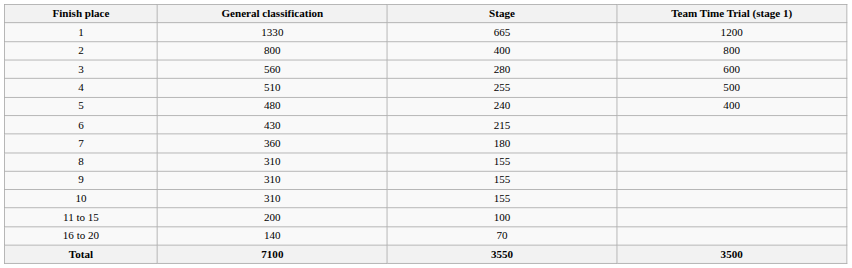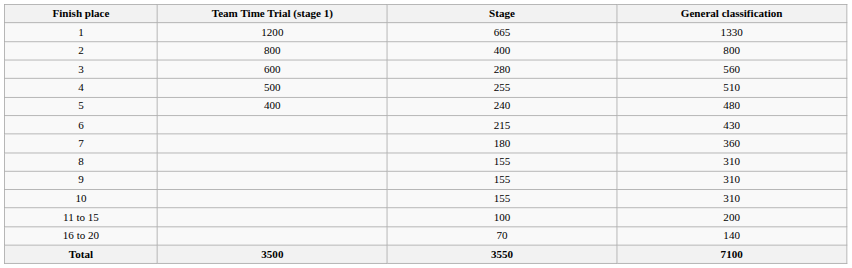columns swapped: (732, 14) <-> (272, 14)
